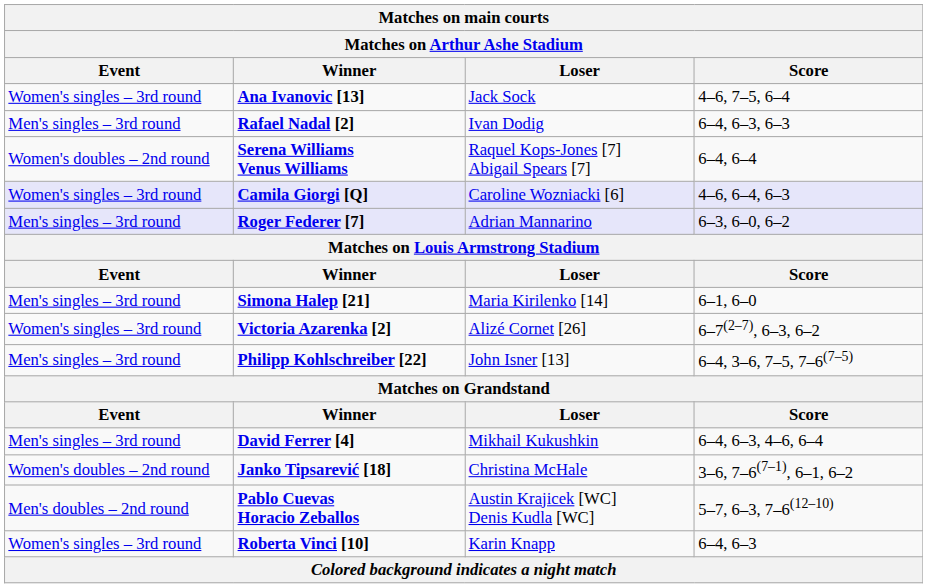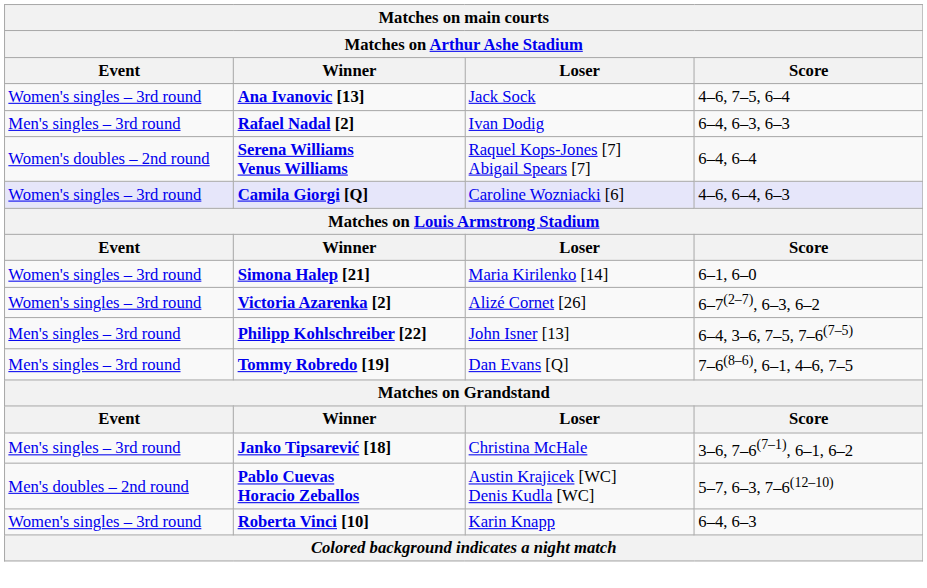- row: (301, 221)
(94, 300) Men's singles – 3rd round -> (105, 273) Women's singles – 3rd round
+ row: (313, 364)
- row: (296, 441)
(109, 469) Women's doubles – 2nd round -> (94, 448) Men's singles – 3rd round
